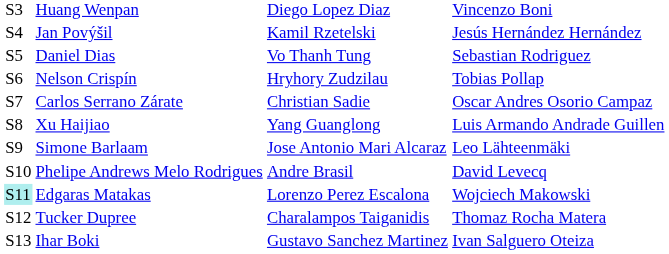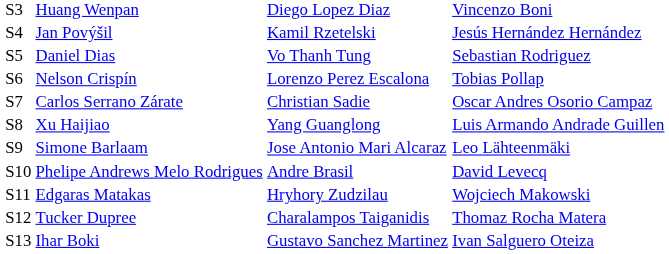(327, 78) Hryhory Zudzilau -> (348, 78) Lorenzo Perez Escalona
(18, 194) paleturquoise background -> (18, 194) no background
(348, 194) Lorenzo Perez Escalona -> (327, 194) Hryhory Zudzilau
